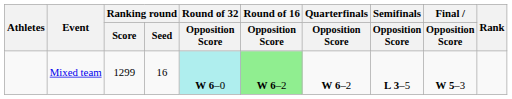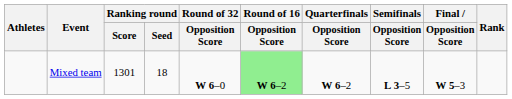(124, 73) 1299 -> (124, 73) 1301
(162, 73) 16 -> (162, 73) 18
(210, 85) paleturquoise background -> (210, 85) no background
